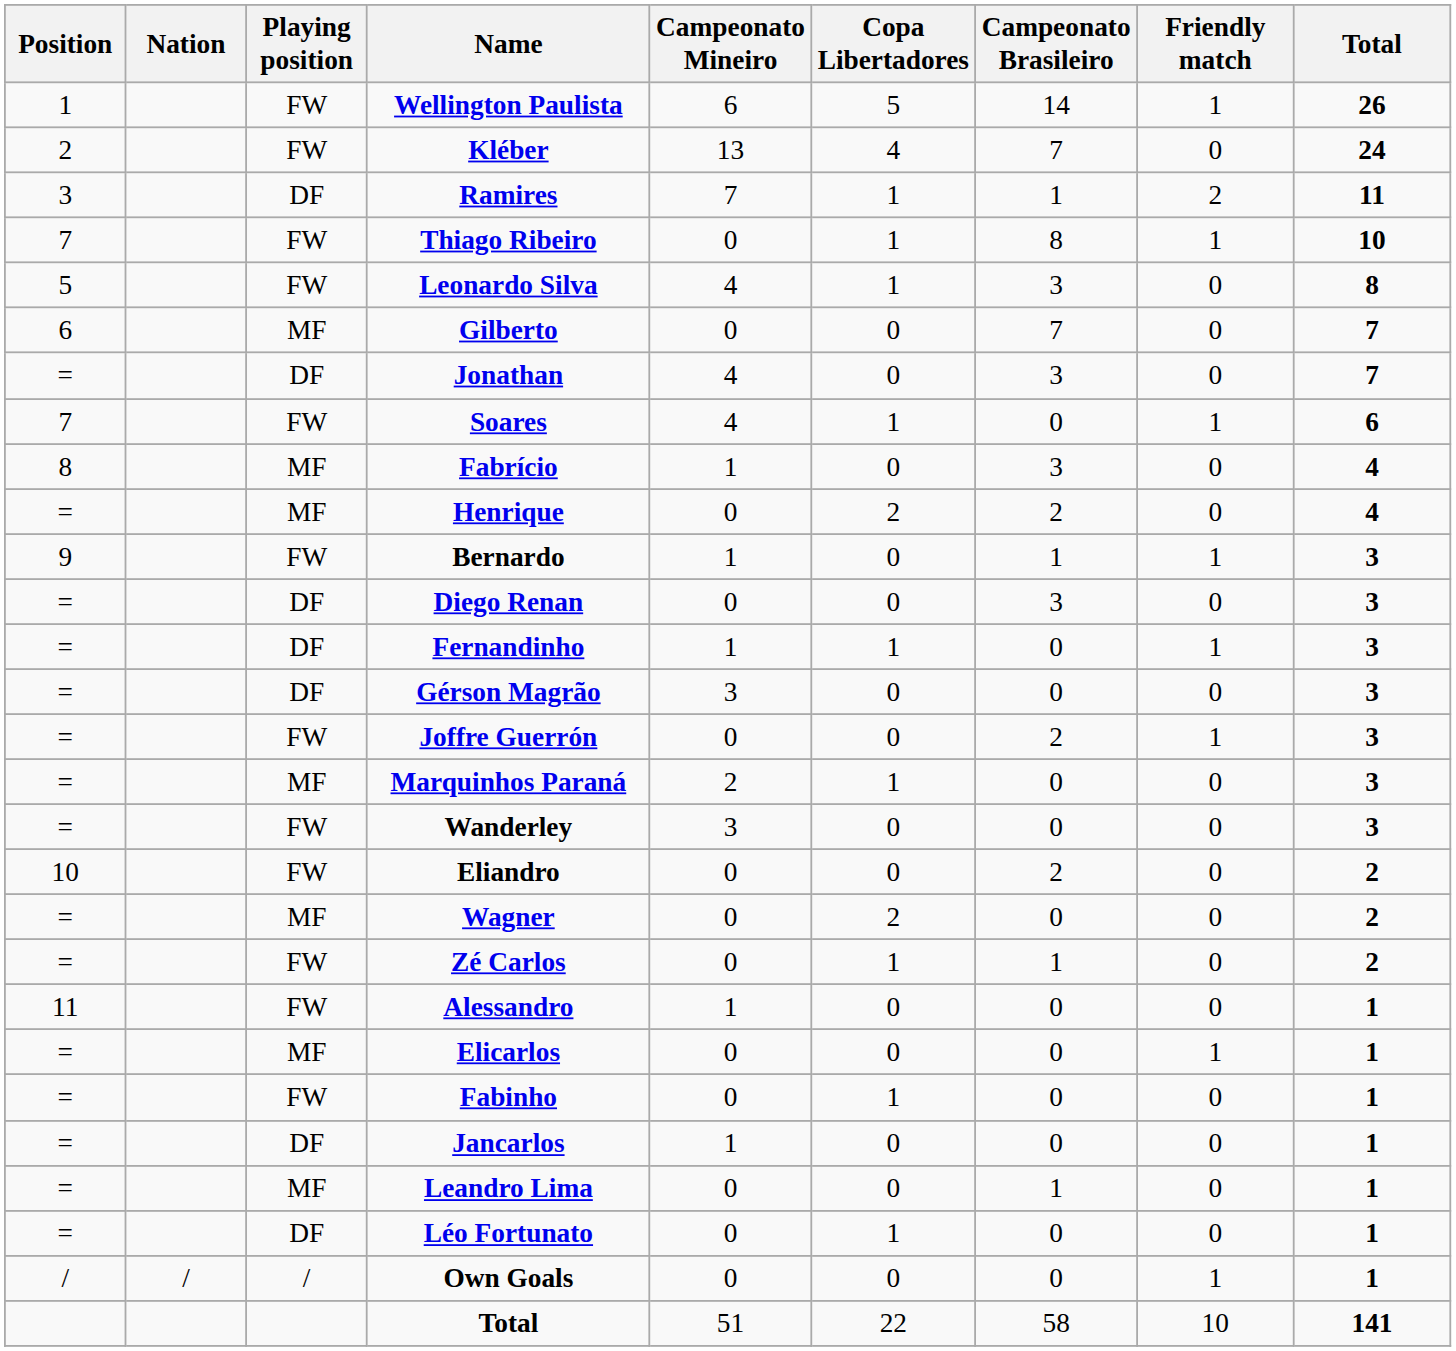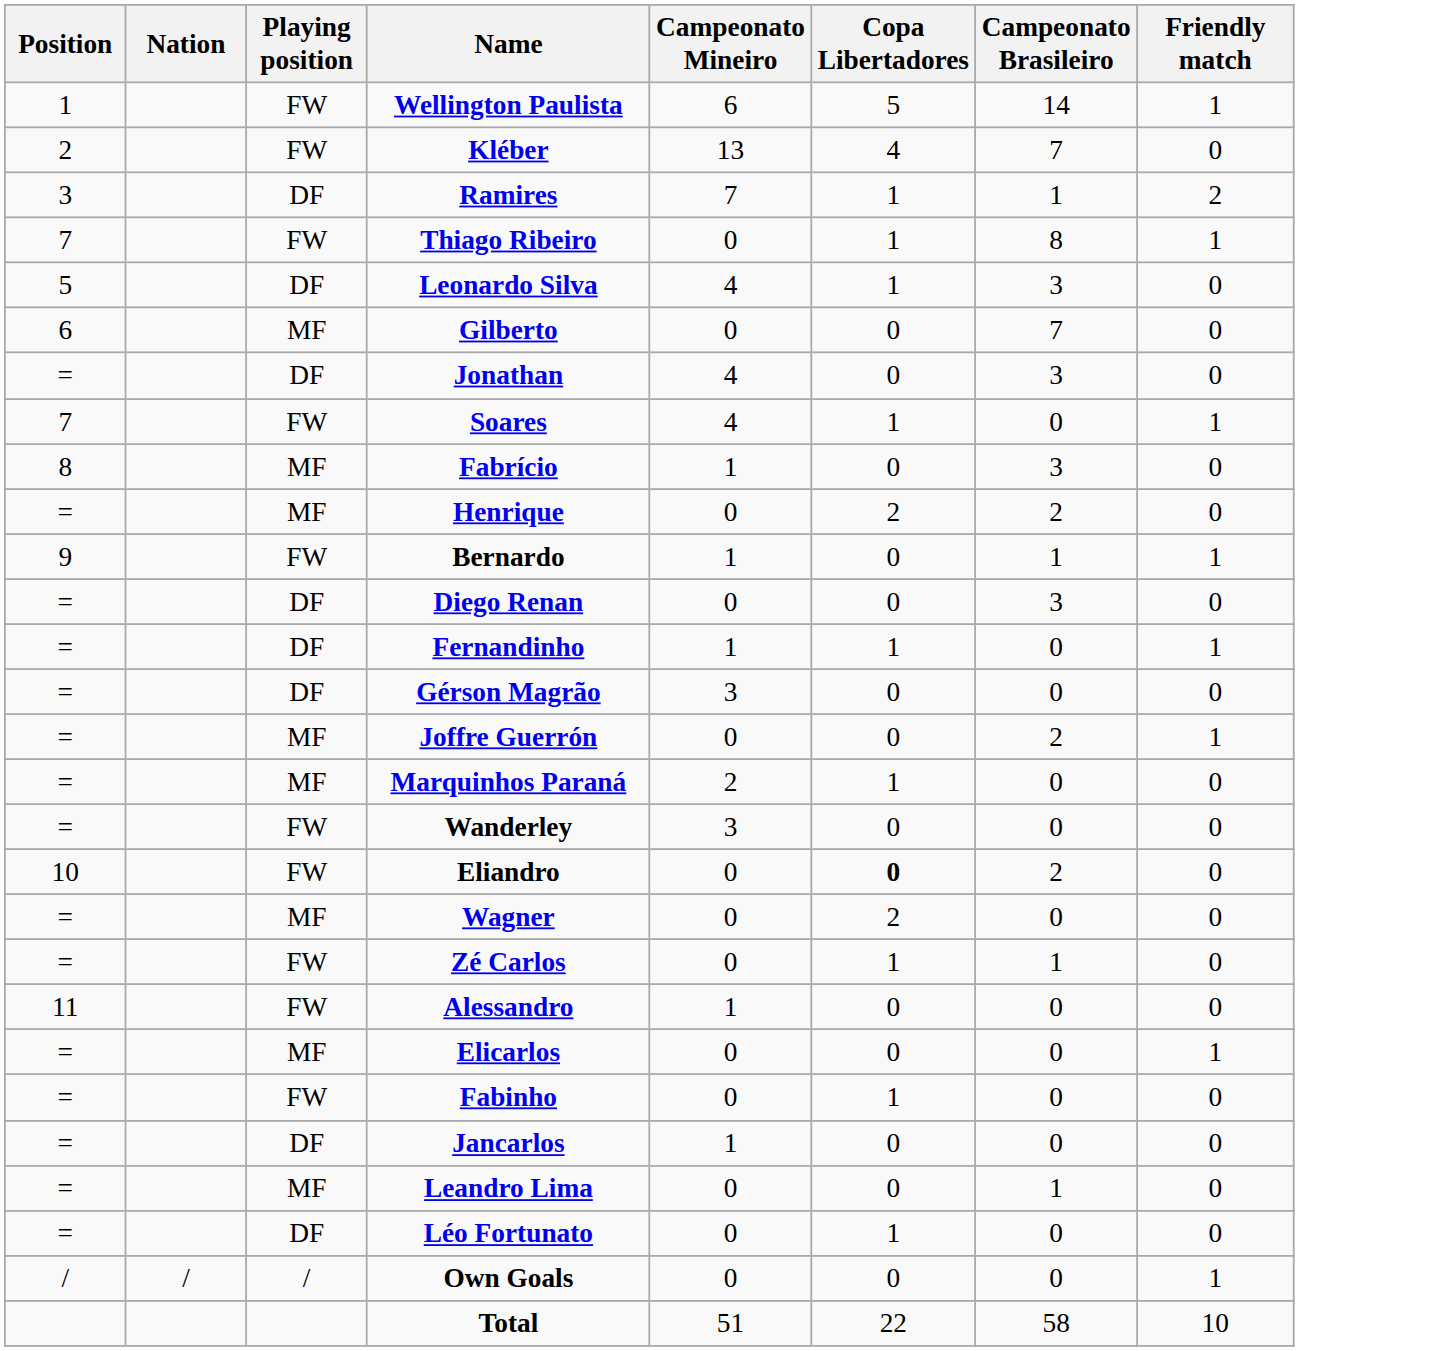- column: (1372, 43)
(307, 285) FW -> (307, 285) DF
(307, 736) FW -> (307, 736) MF
(893, 871) normal -> (893, 871) bold
